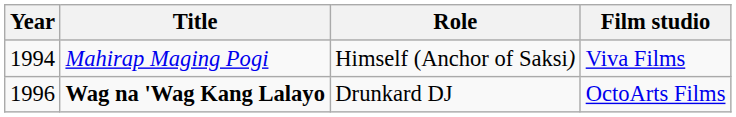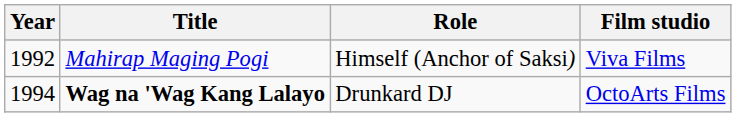(32, 58) 1994 -> (32, 58) 1992
(32, 93) 1996 -> (32, 93) 1994
